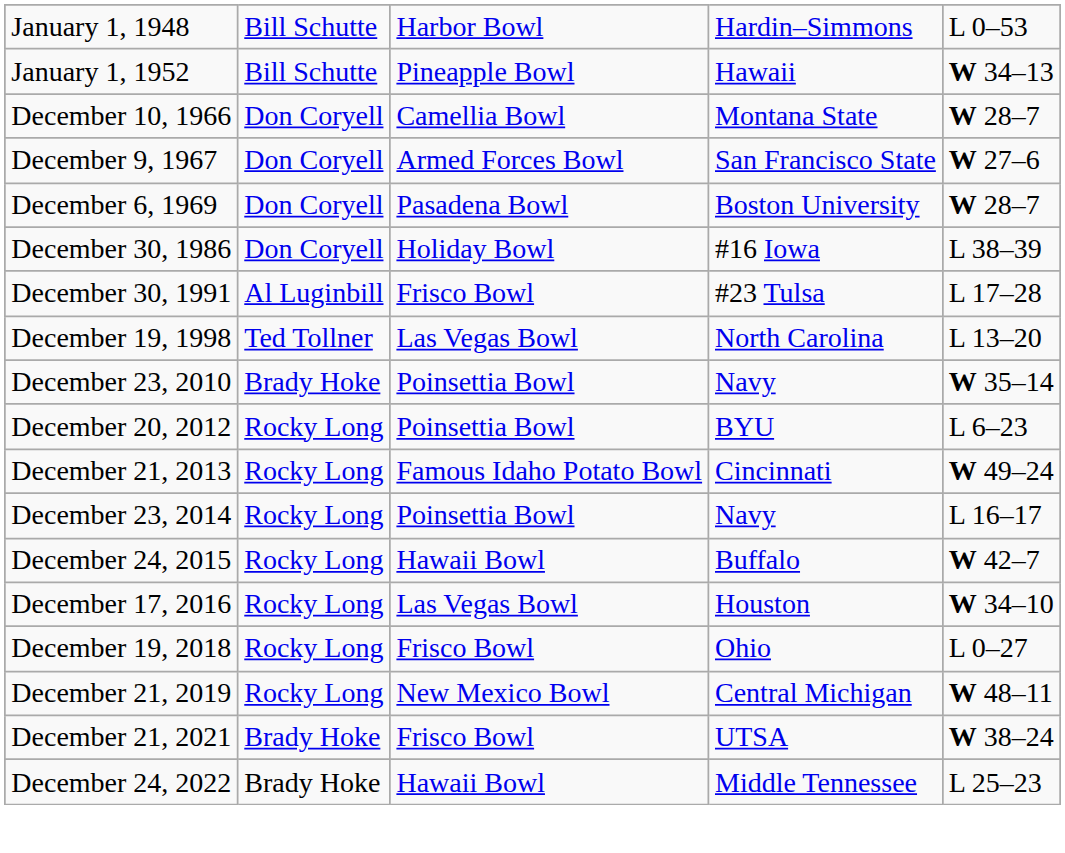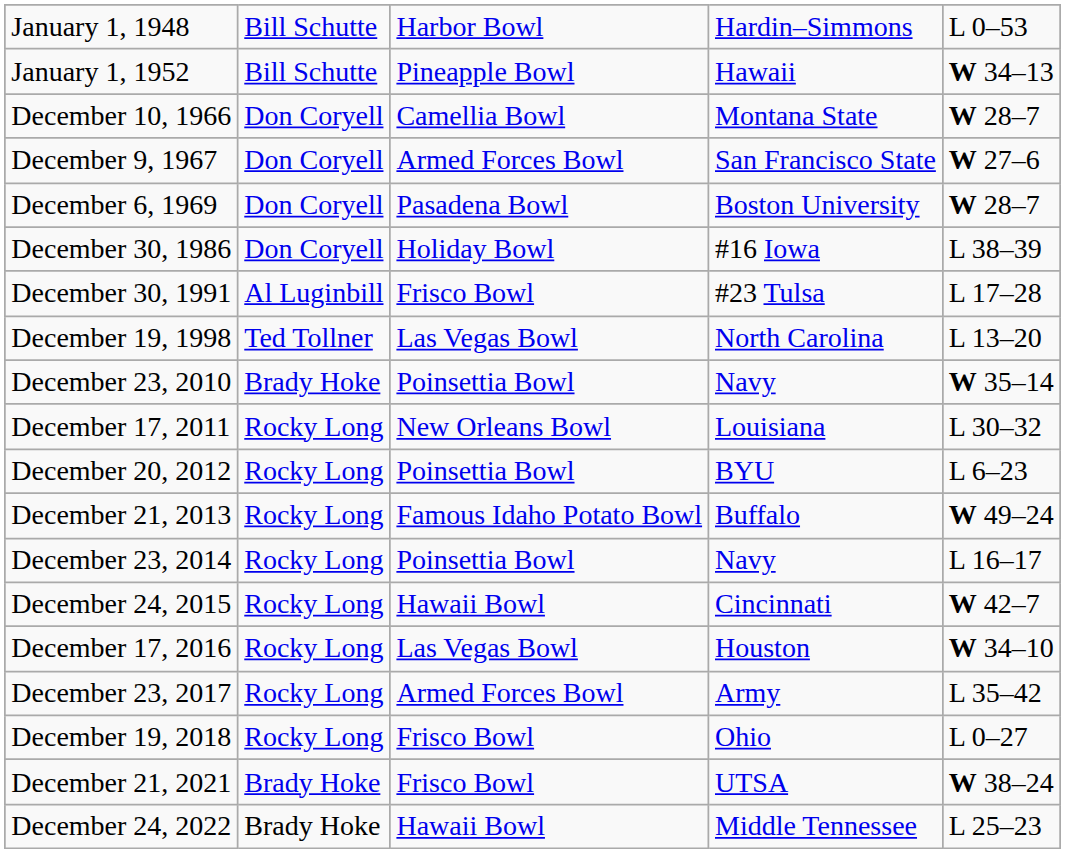+ row: (121, 426)
(773, 470) Cincinnati -> (758, 515) Buffalo
(758, 559) Buffalo -> (773, 603) Cincinnati
+ row: (121, 692)
- row: (121, 692)
